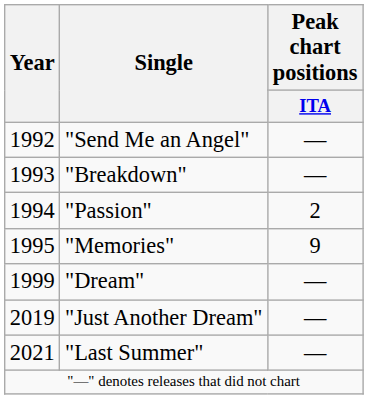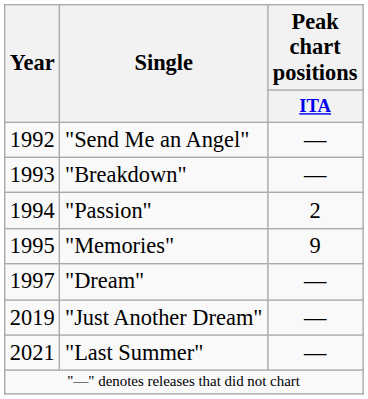(32, 281) 1999 -> (32, 281) 1997
